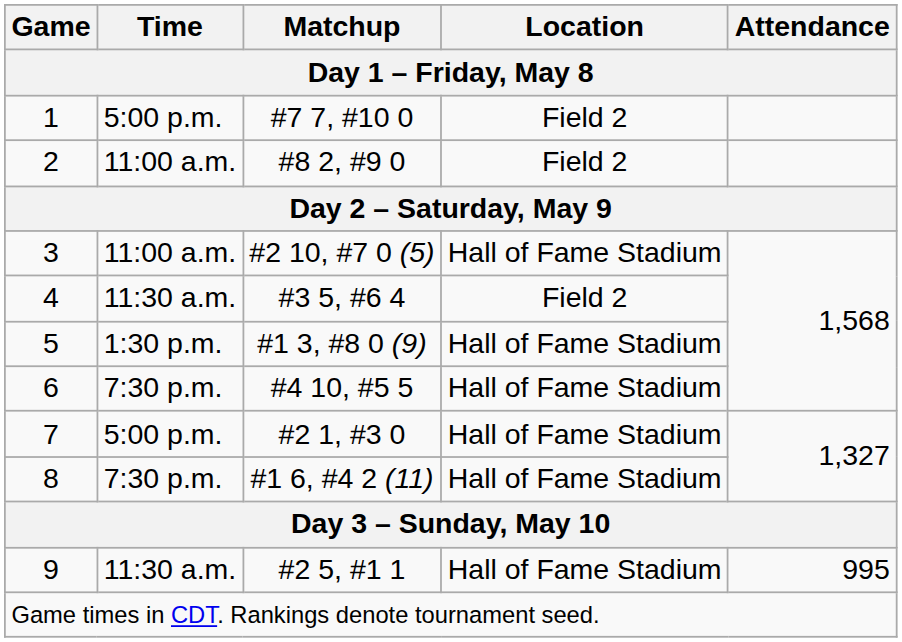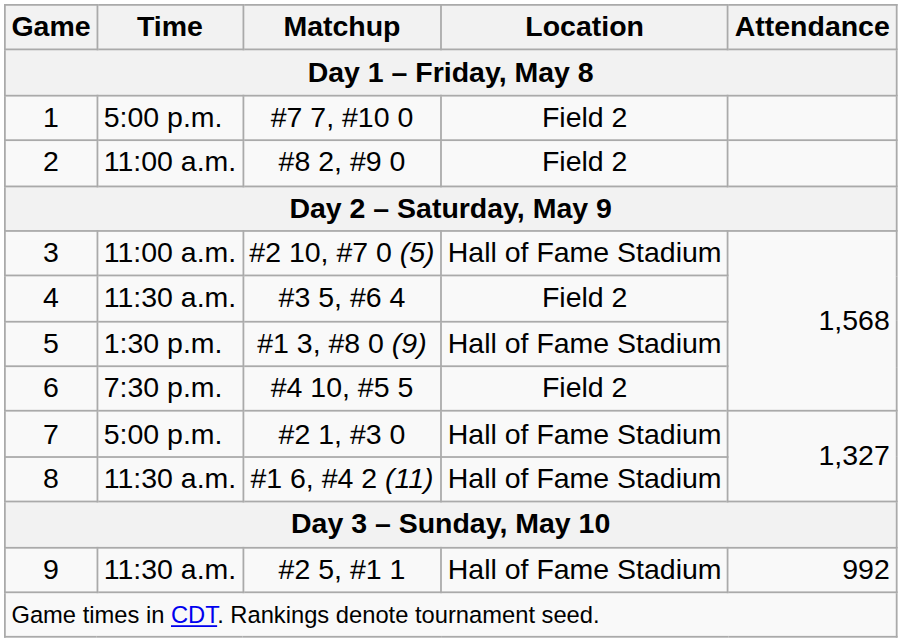(585, 388) Hall of Fame Stadium -> (585, 388) Field 2
(163, 478) 7:30 p.m. -> (170, 478) 11:30 a.m.
(866, 569) 995 -> (866, 569) 992
